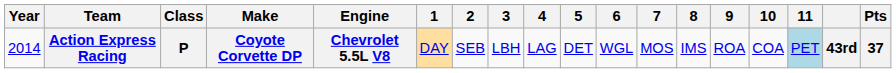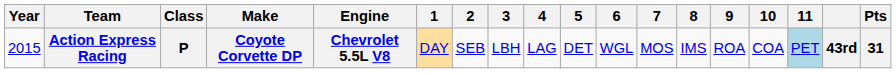(24, 48) 2014 -> (24, 48) 2015
(876, 48) 37 -> (876, 48) 31
